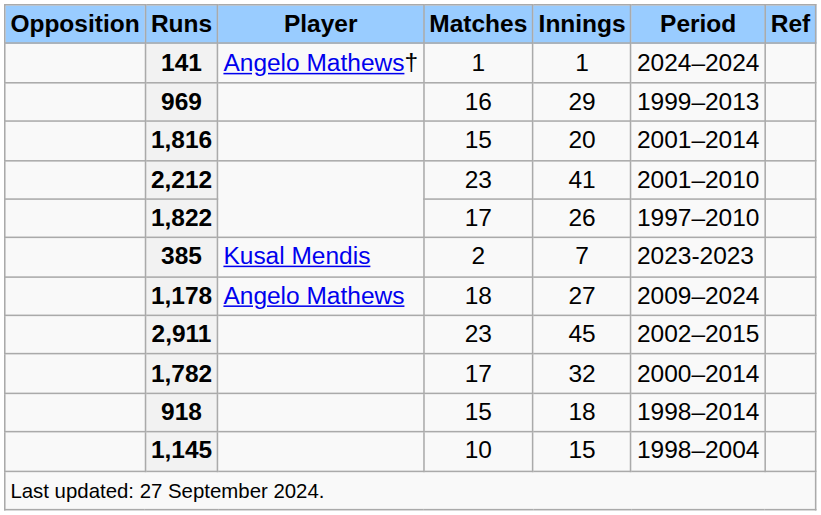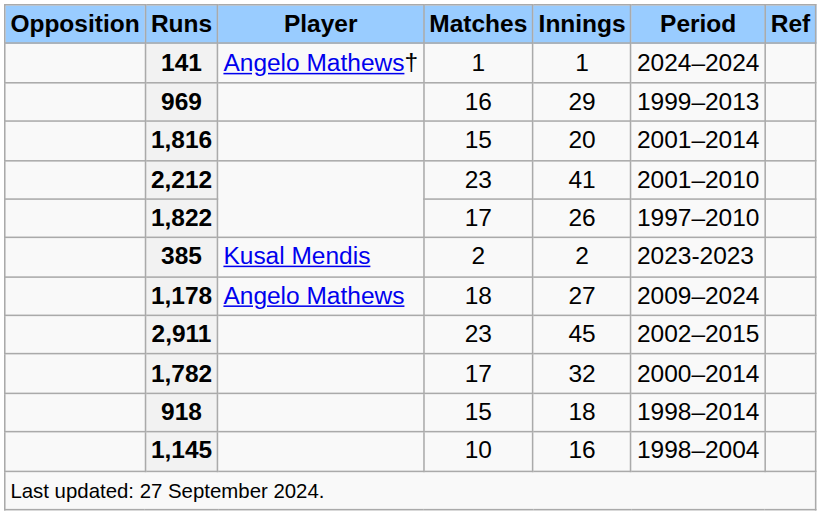(582, 256) 7 -> (582, 256) 2
(582, 450) 15 -> (582, 450) 16
